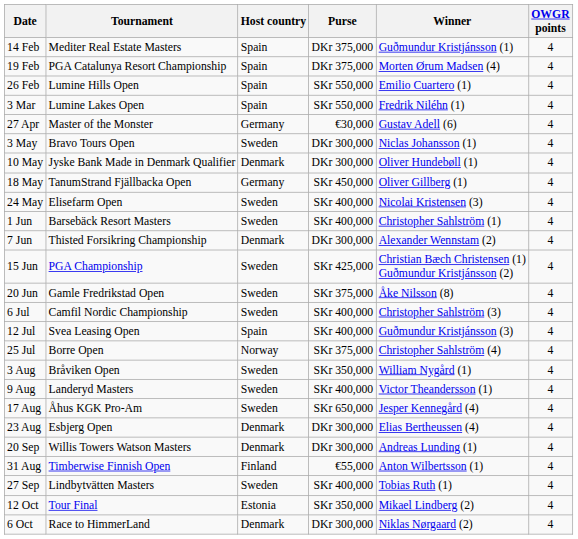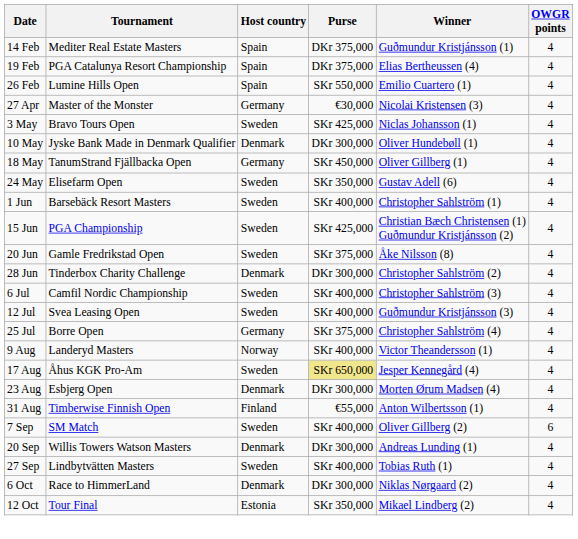(439, 66) Morten Ørum Madsen (4) -> (429, 66) Elias Bertheussen (4)
- row: (21, 105)
(418, 124) Gustav Adell (6) -> (431, 105) Nicolai Kristensen (3)
(342, 143) DKr 300,000 -> (343, 124) SKr 425,000
(343, 201) SKr 400,000 -> (343, 182) SKr 350,000
(431, 201) Nicolai Kristensen (3) -> (418, 182) Gustav Adell (6)
- row: (20, 240)
+ row: (23, 273)
(254, 331) Spain -> (259, 312) Sweden
(260, 350) Norway -> (263, 331) Germany
- row: (21, 370)
(259, 389) Sweden -> (260, 350) Norway
(343, 408) no background -> (343, 370) khaki background
(429, 428) Elias Bertheussen (4) -> (439, 389) Morten Ørum Madsen (4)
rows swapped: (24, 466) <-> (23, 447)
+ row: (20, 428)
rows swapped: (20, 524) <-> (23, 505)
